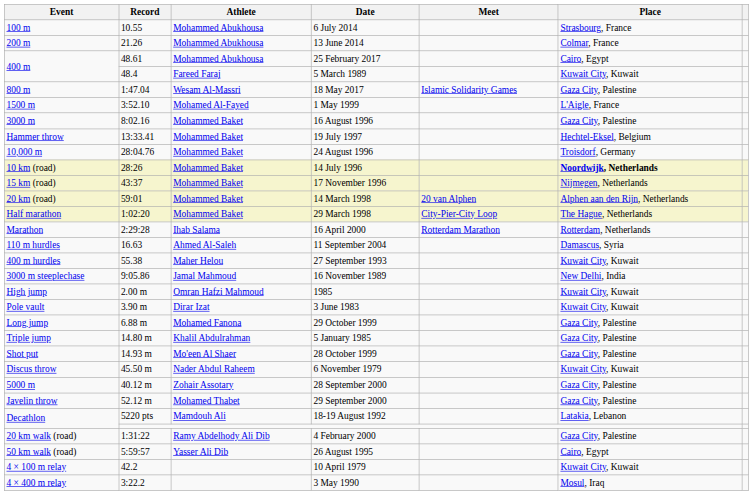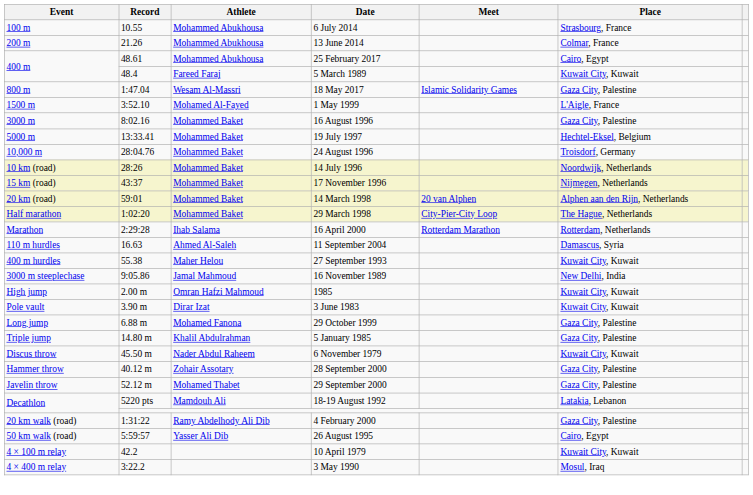(35, 136) Hammer throw -> (21, 136) 5000 m
(609, 167) bold -> (606, 167) normal
- row: (345, 354)
(21, 385) 5000 m -> (35, 369) Hammer throw
